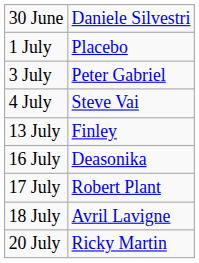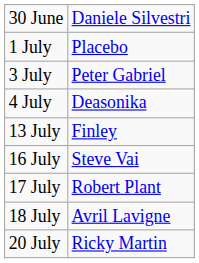(105, 103) Steve Vai -> (109, 103) Deasonika
(109, 159) Deasonika -> (105, 159) Steve Vai
